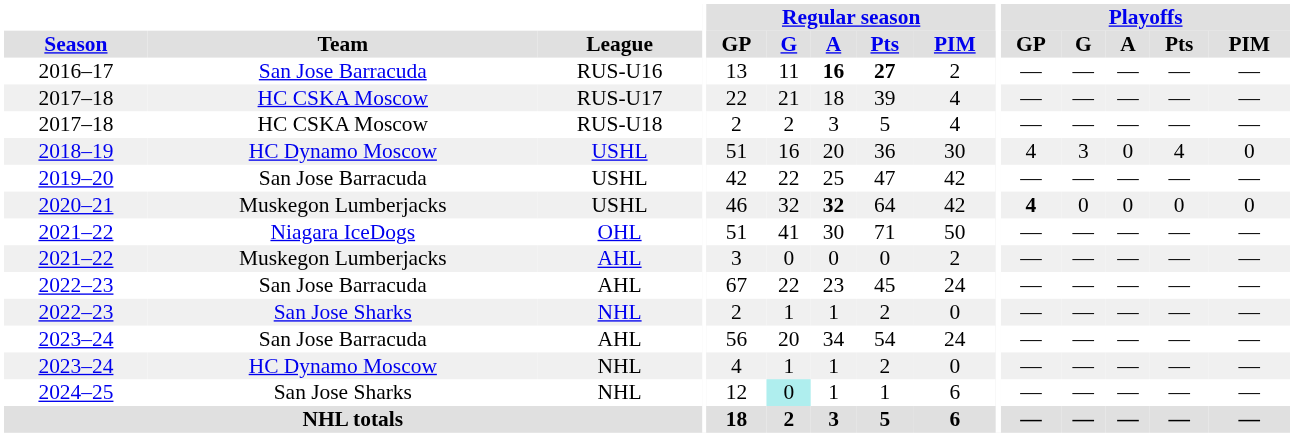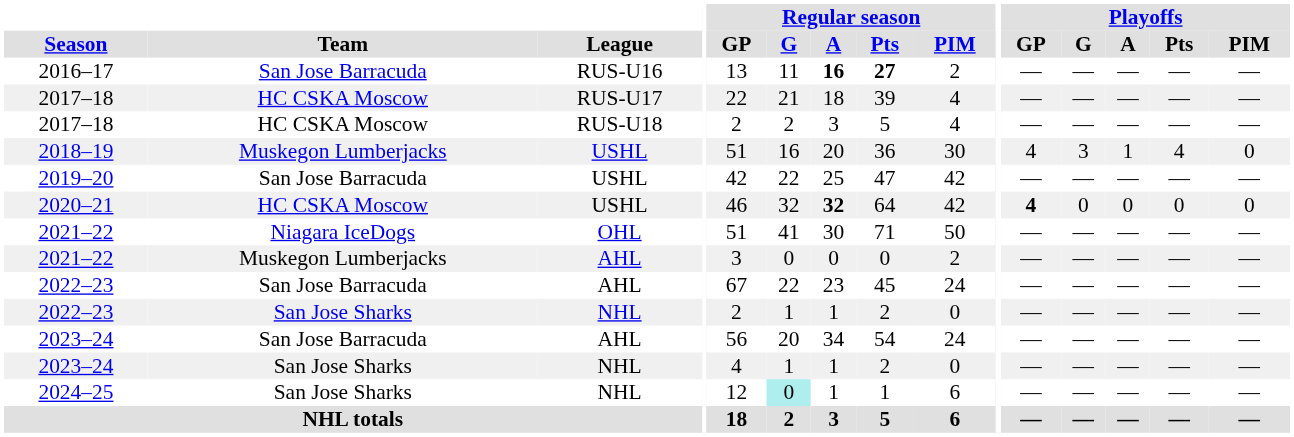(343, 151) HC Dynamo Moscow -> (343, 151) Muskegon Lumberjacks
(1128, 151) 0 -> (1128, 151) 1
(343, 204) Muskegon Lumberjacks -> (343, 204) HC CSKA Moscow
(343, 365) HC Dynamo Moscow -> (343, 365) San Jose Sharks
